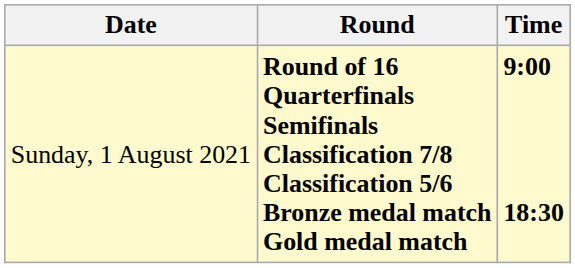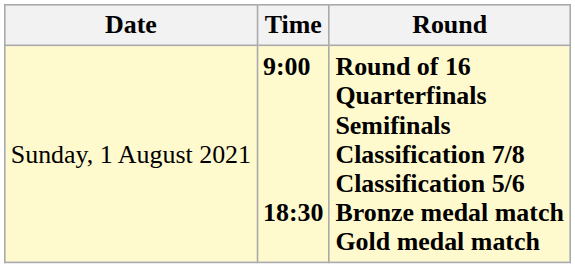columns swapped: (534, 25) <-> (377, 25)
